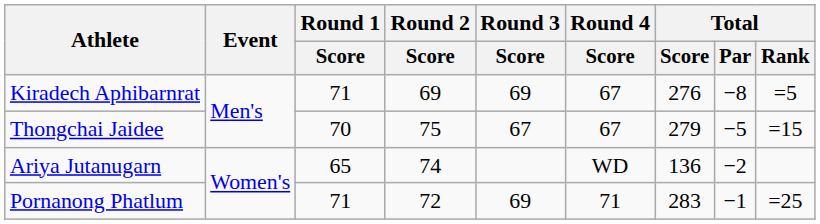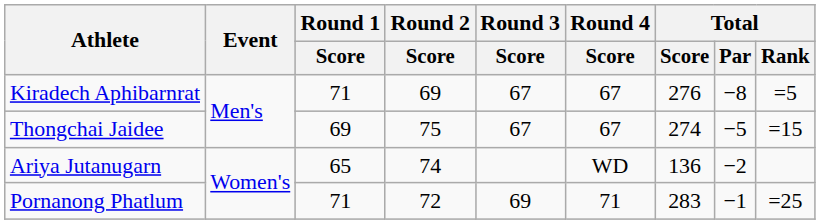(520, 93) 69 -> (520, 93) 67
(340, 129) 70 -> (340, 129) 69
(685, 129) 279 -> (685, 129) 274
